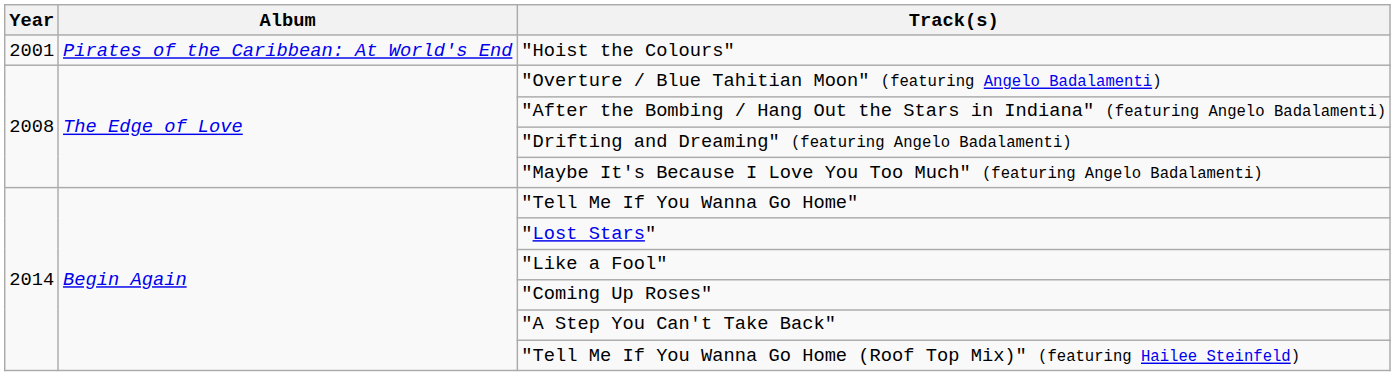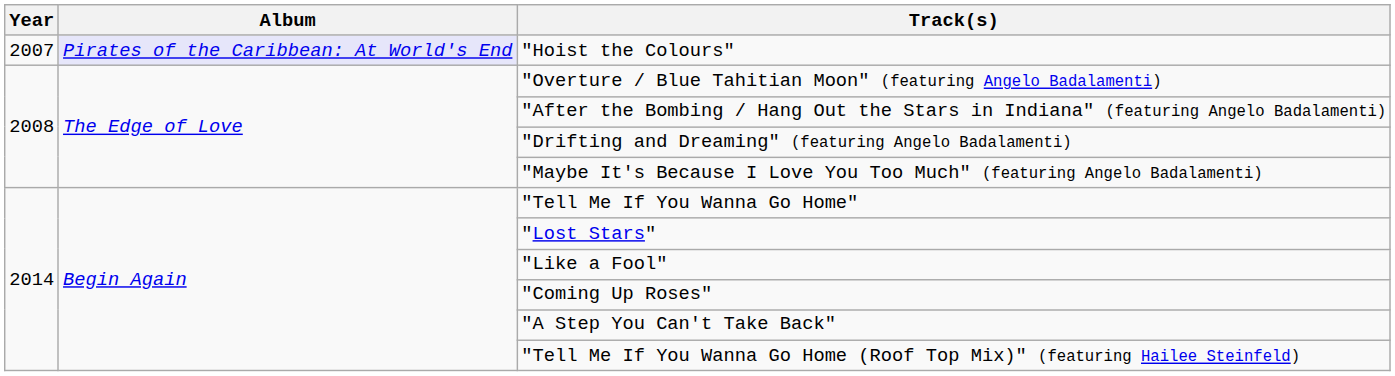(32, 50) 2001 -> (32, 50) 2007
(288, 50) no background -> (288, 50) lavender background
